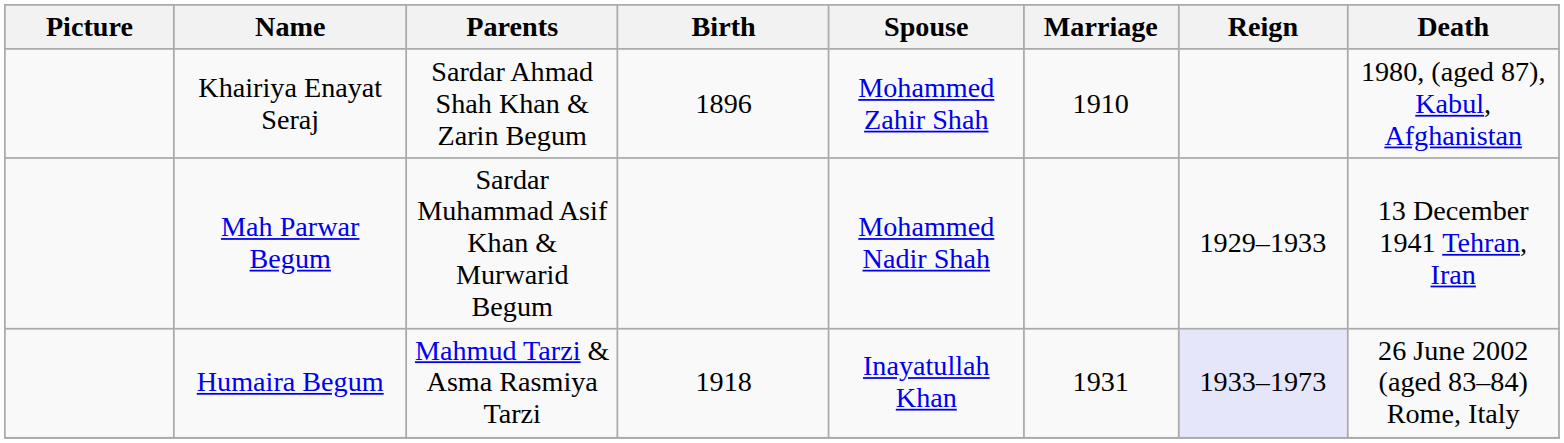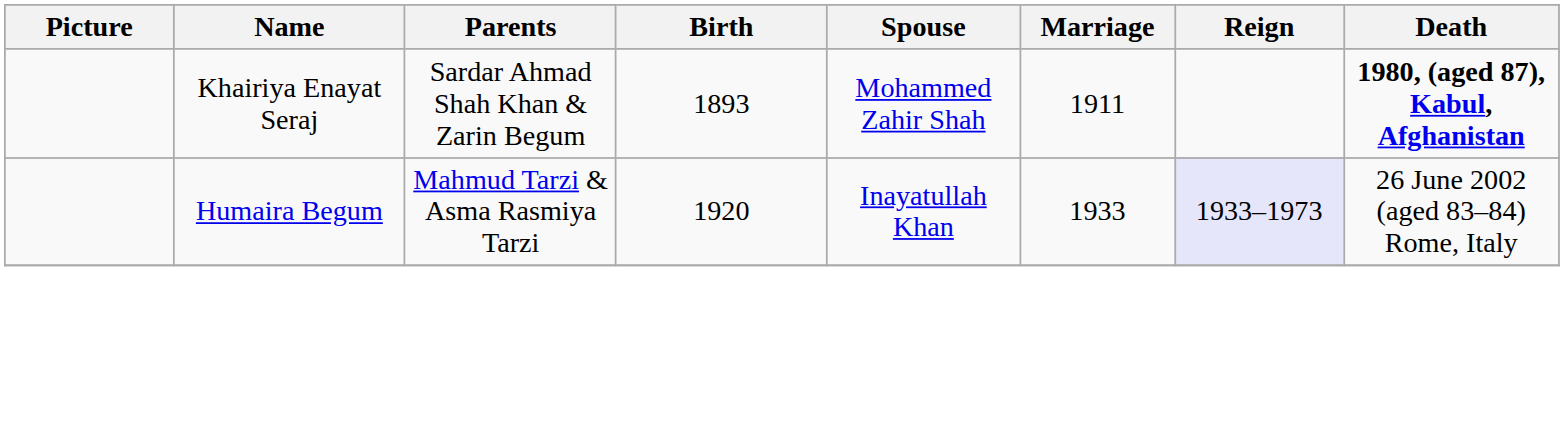(724, 103) 1896 -> (721, 103) 1893
(1101, 103) 1910 -> (1097, 103) 1911
(1453, 103) normal -> (1451, 103) bold
- row: (290, 242)
(724, 382) 1918 -> (721, 211) 1920
(1101, 382) 1931 -> (1097, 211) 1933
